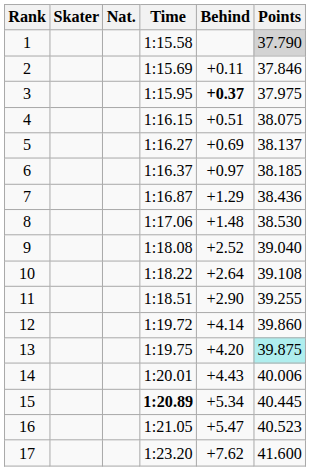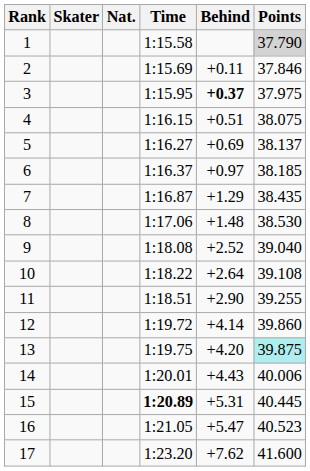(280, 196) 38.436 -> (280, 196) 38.435
(225, 401) +5.34 -> (225, 401) +5.31
